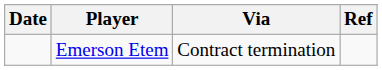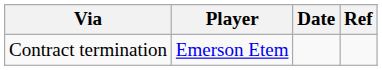columns swapped: (28, 19) <-> (256, 19)
